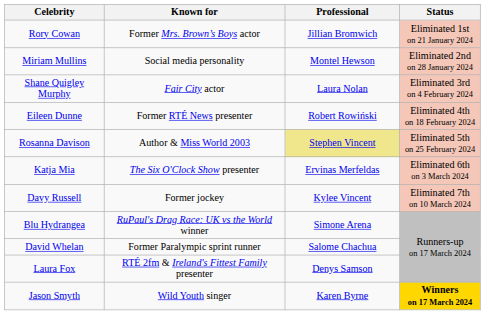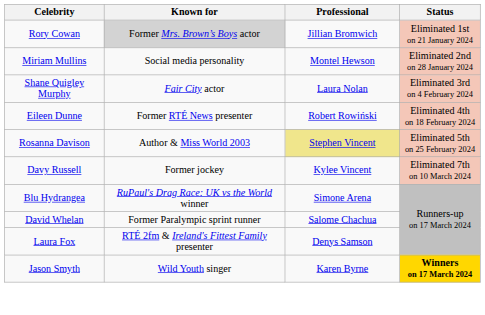(194, 34) no background -> (194, 34) lightgrey background
- row: (54, 170)
